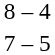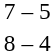rows swapped: (27, 11) <-> (27, 43)
